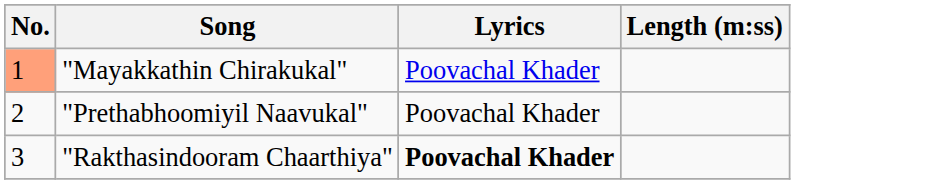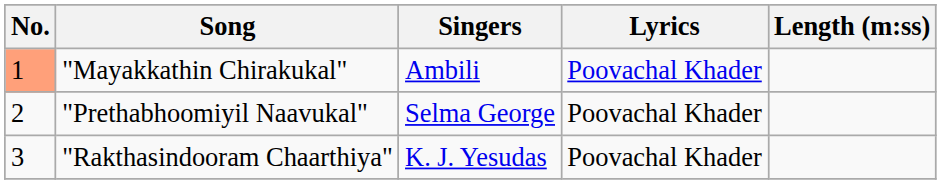+ column: (480, 26)
(510, 157) bold -> (665, 157) normal
